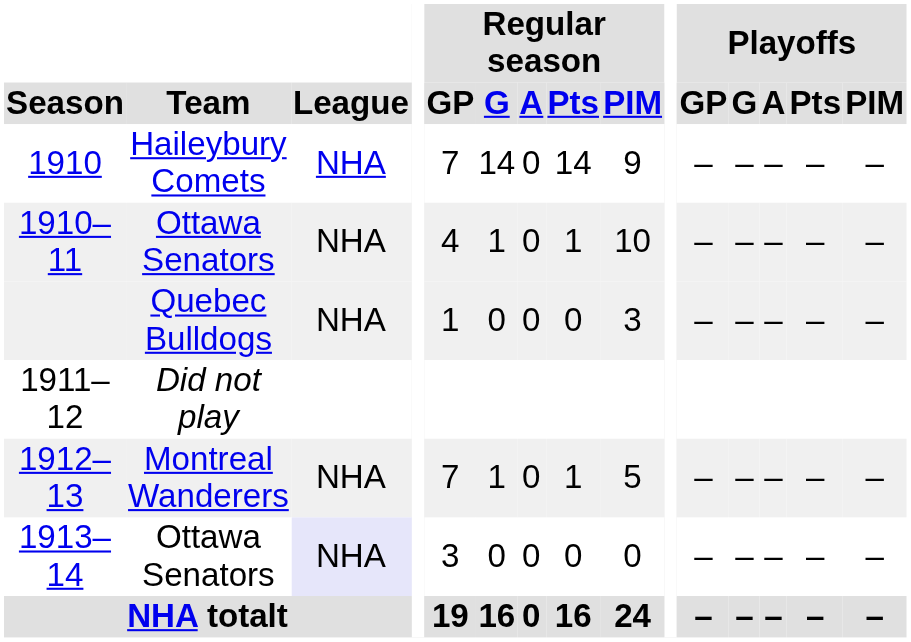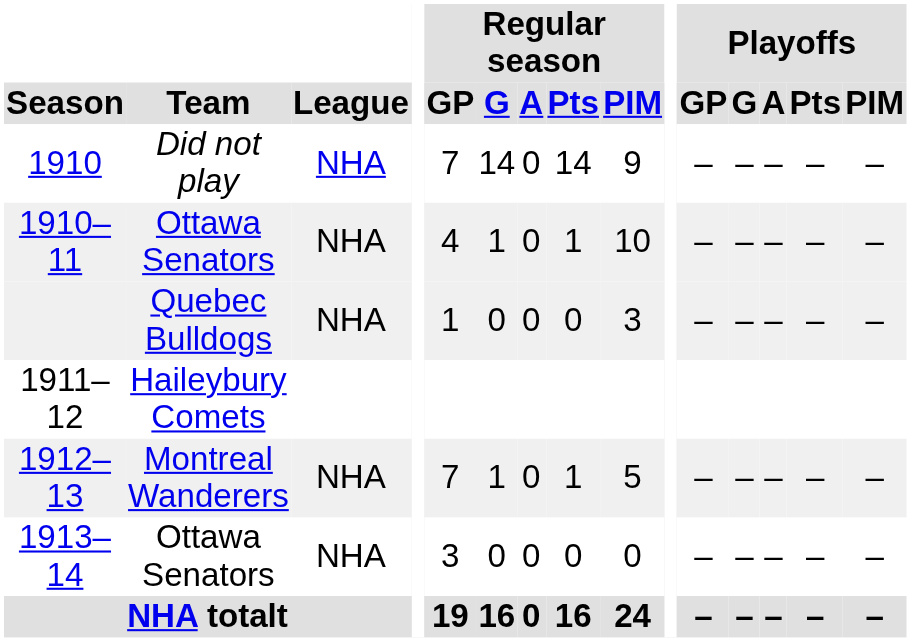(208, 162) Haileybury Comets -> (208, 162) Did not play
(208, 398) Did not play -> (208, 398) Haileybury Comets
(351, 556) lavender background -> (351, 556) no background
